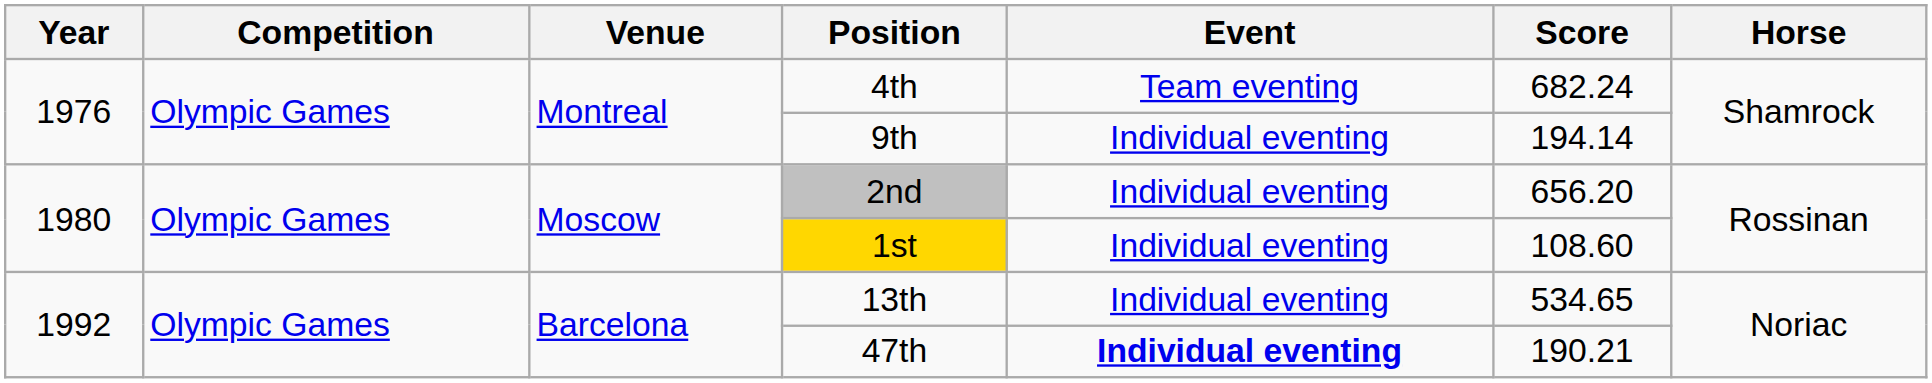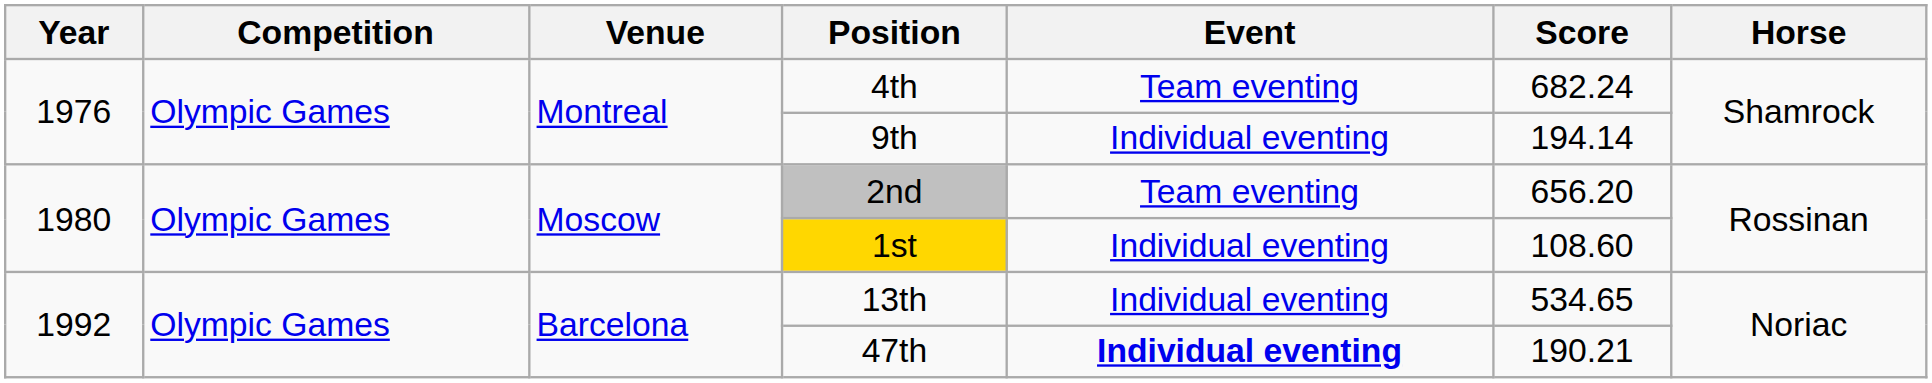(1250, 192) Individual eventing -> (1250, 192) Team eventing
